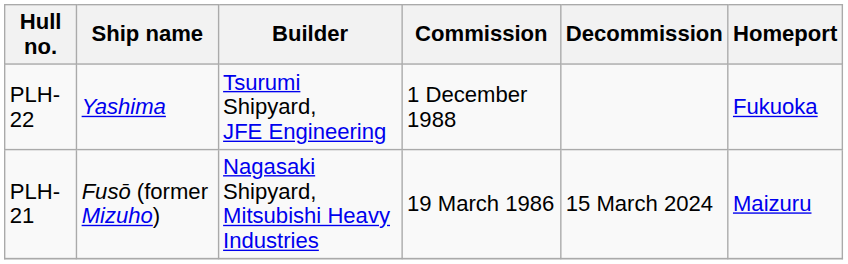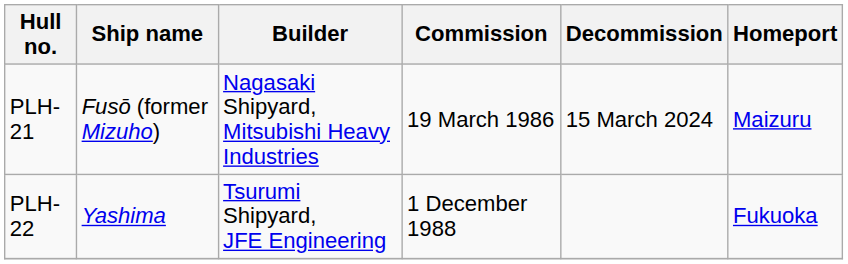rows swapped: (35, 203) <-> (35, 106)
